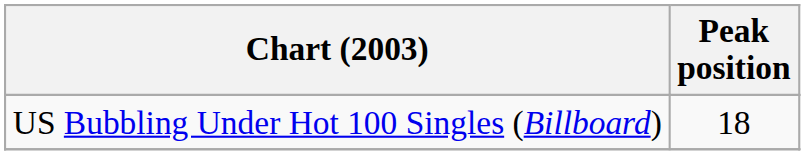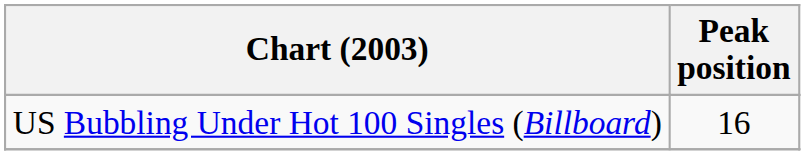(734, 121) 18 -> (734, 121) 16
